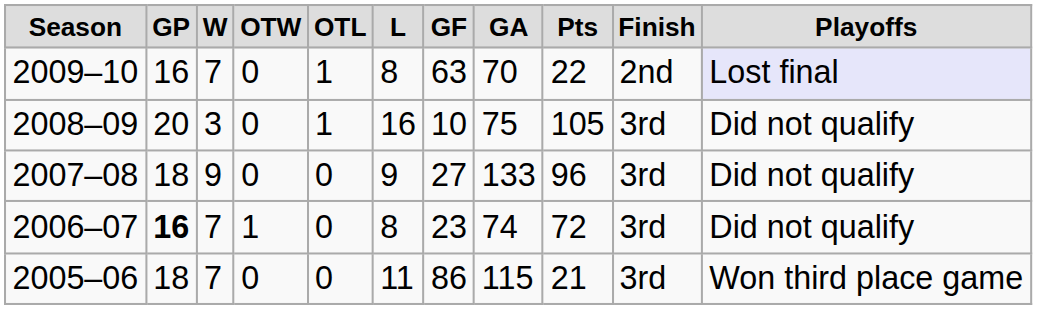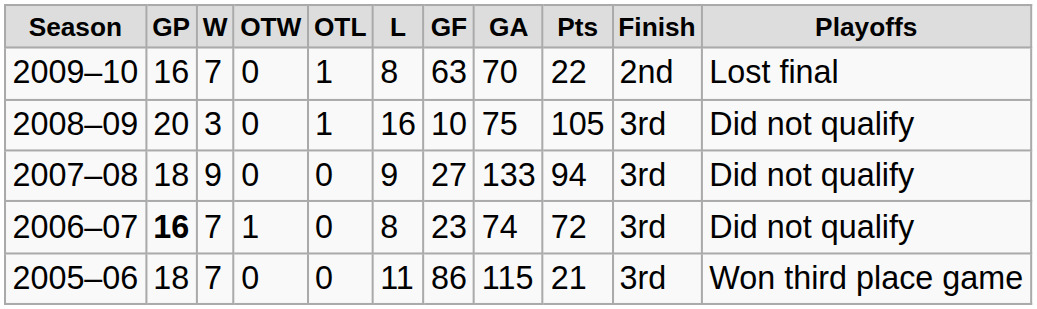(774, 72) lavender background -> (774, 72) no background
(569, 175) 96 -> (569, 175) 94
